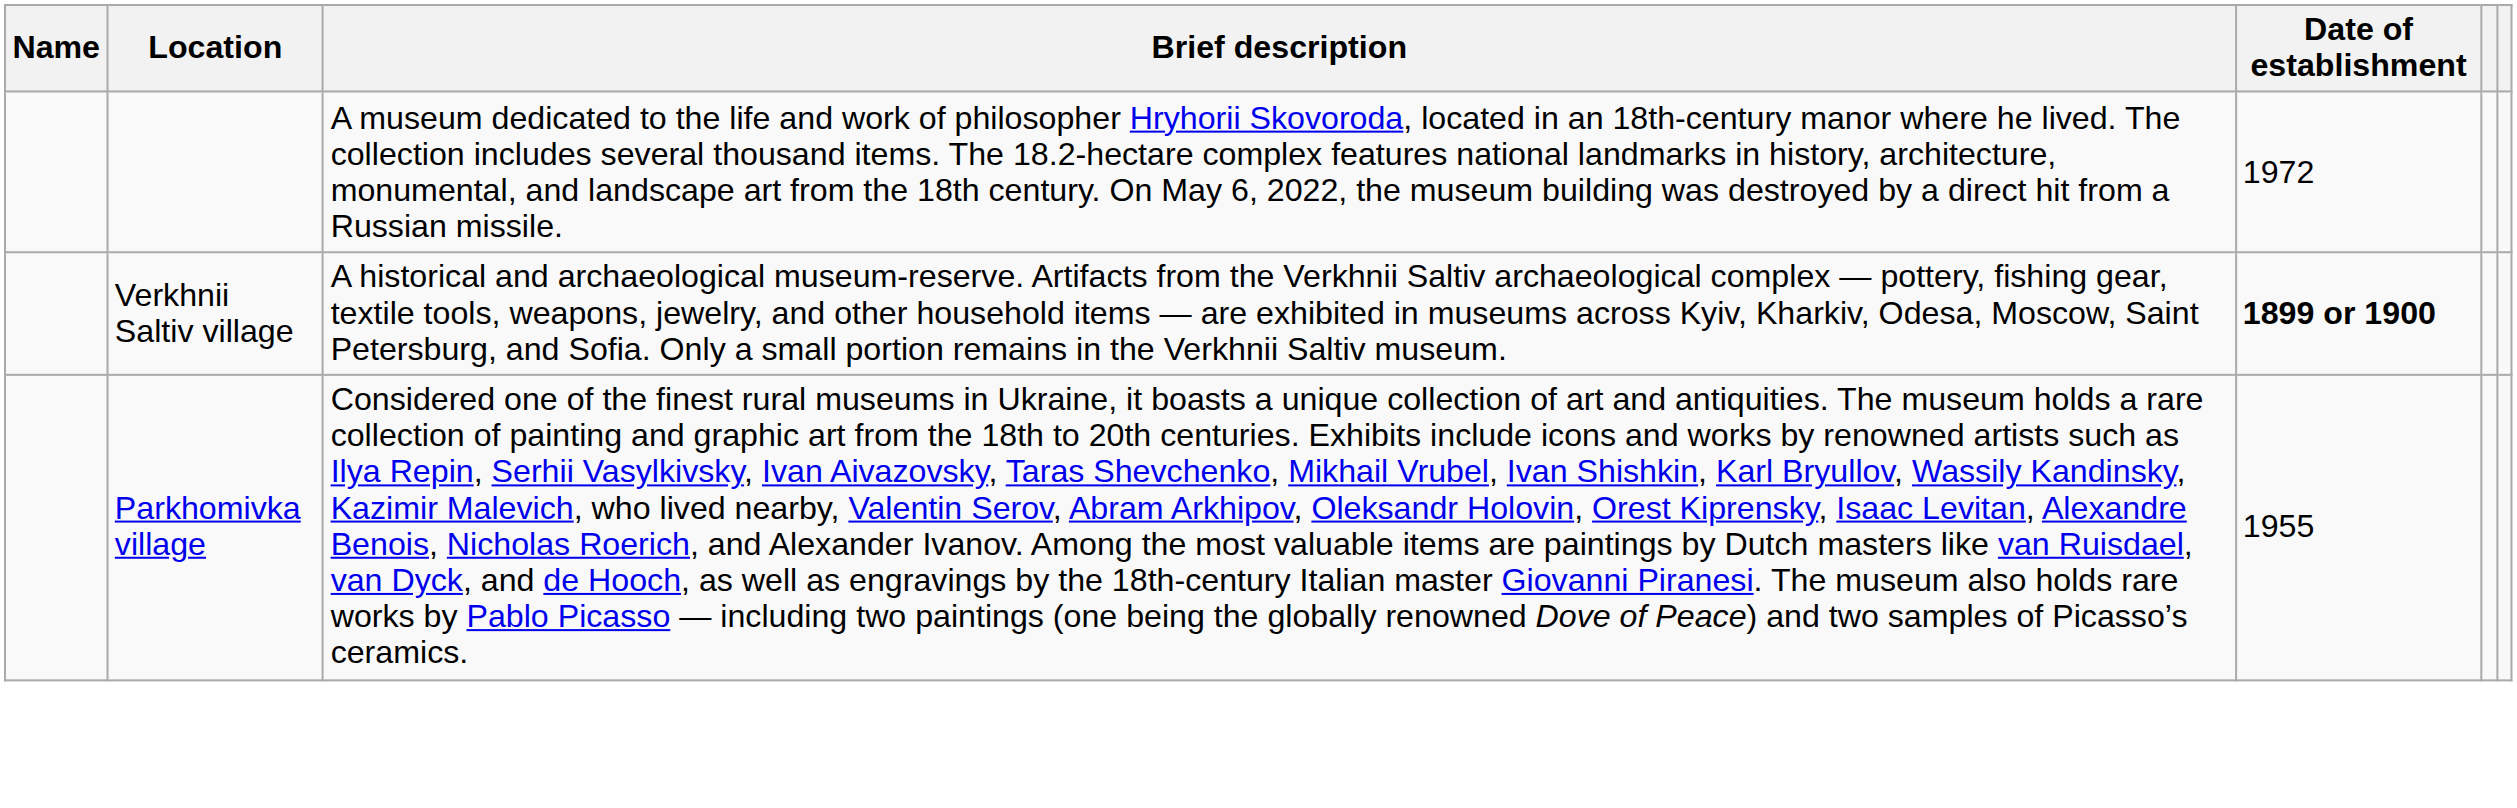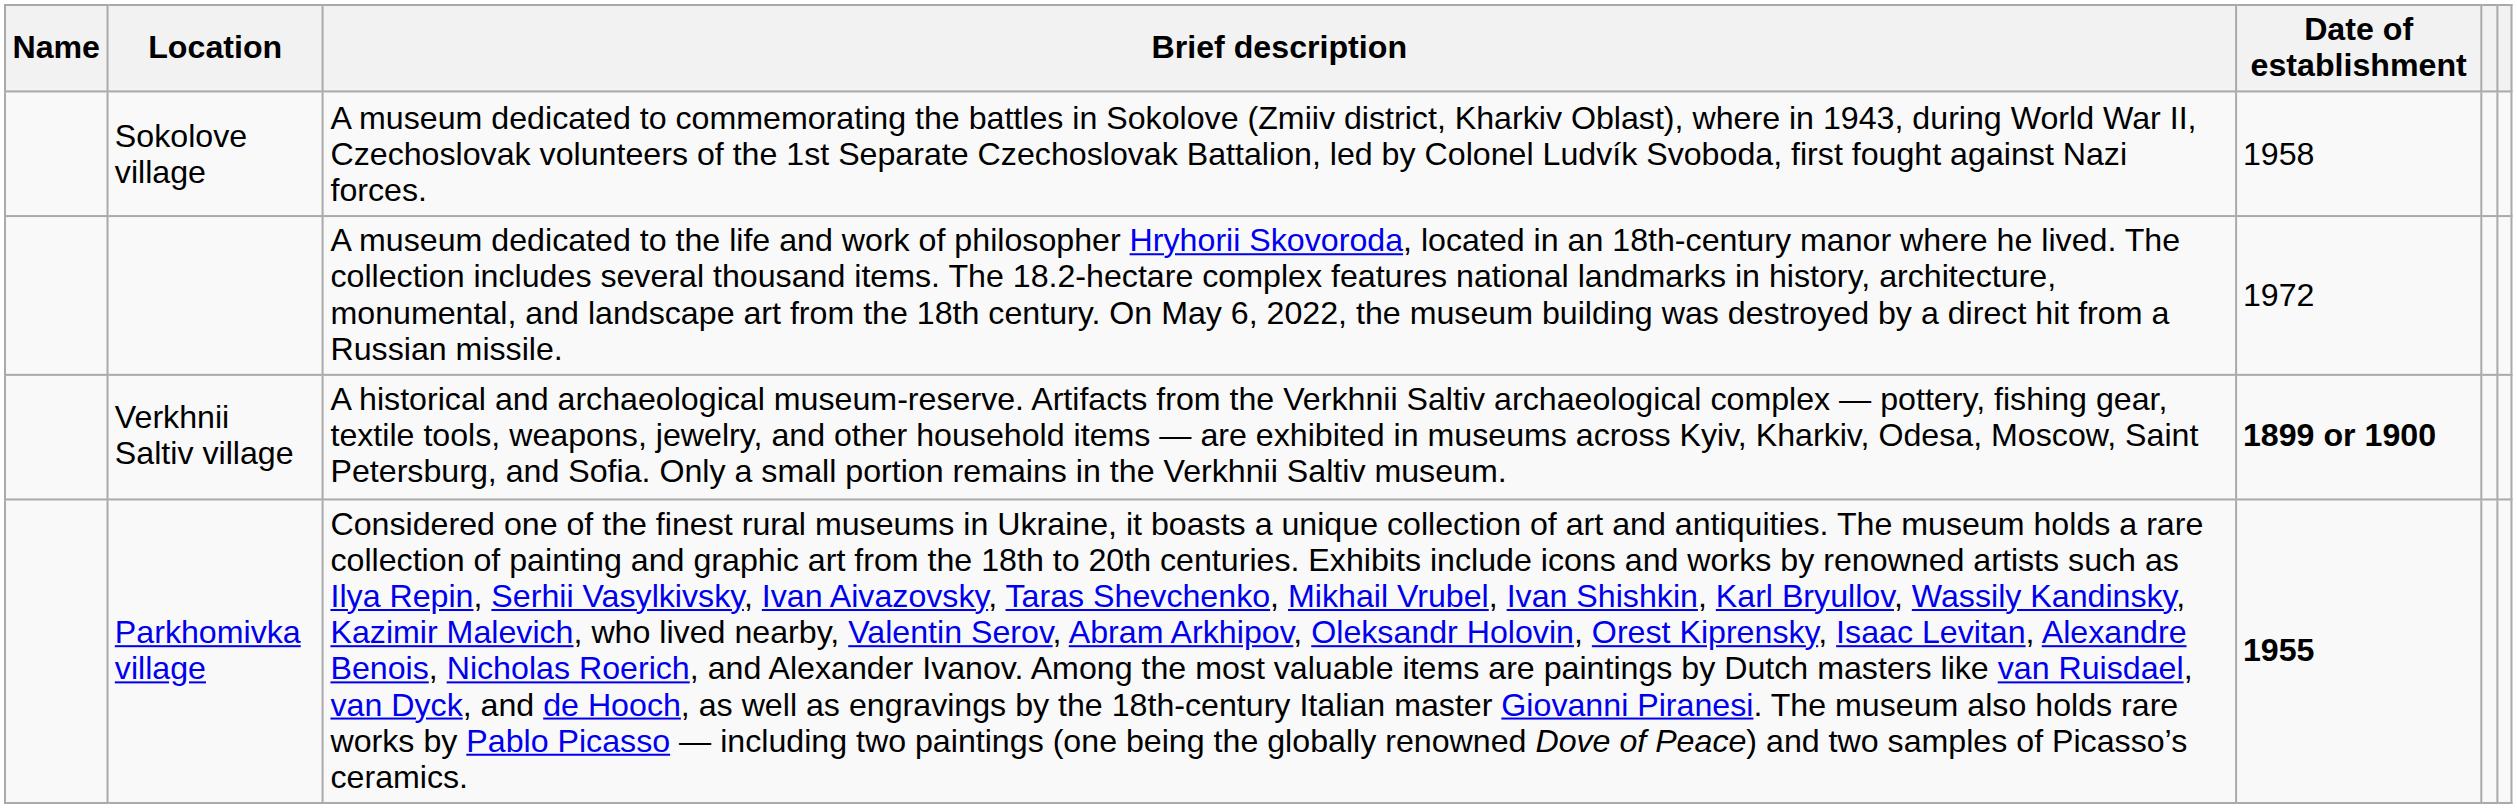+ row: (181, 153)
(2279, 526) normal -> (2279, 650) bold
